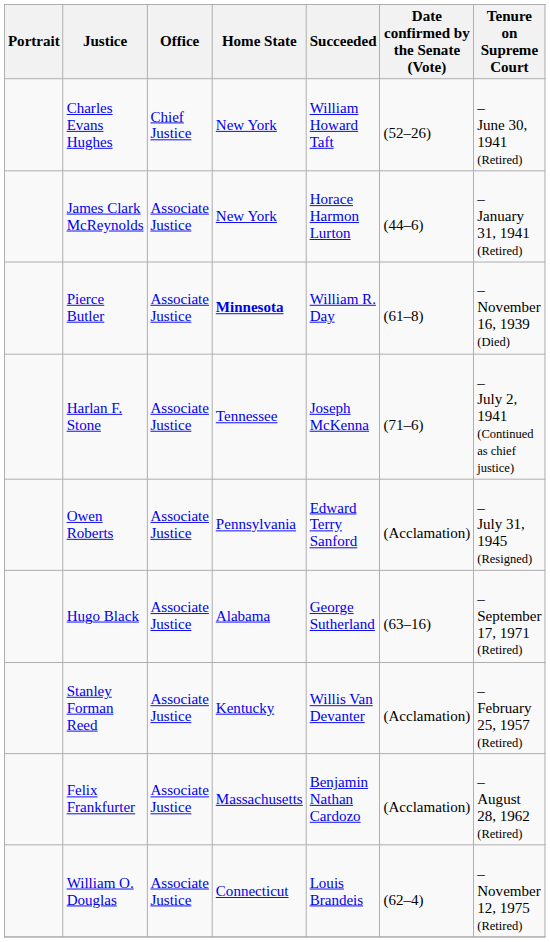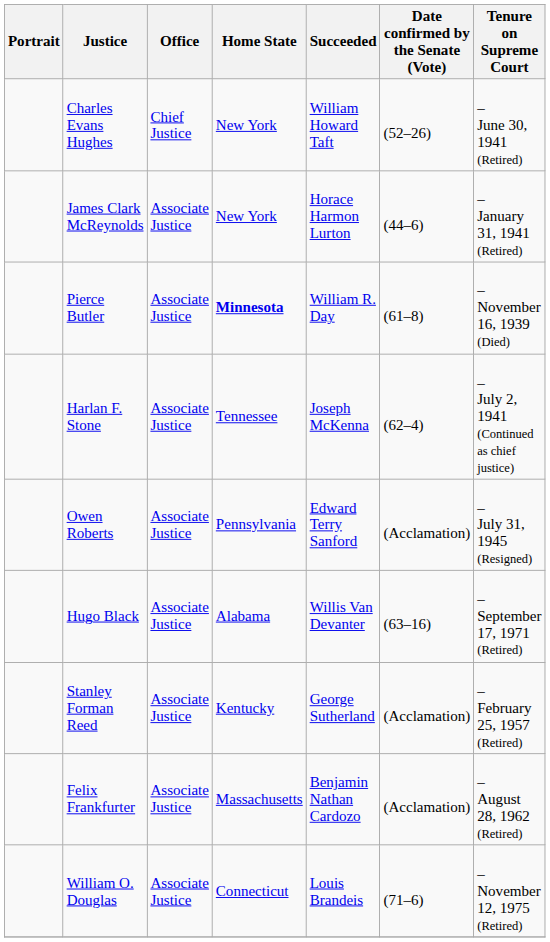(403, 424) (71–6) -> (403, 424) (62–4)
(342, 616) George Sutherland -> (341, 616) Willis Van Devanter
(341, 707) Willis Van Devanter -> (342, 707) George Sutherland
(403, 899) (62–4) -> (403, 899) (71–6)
